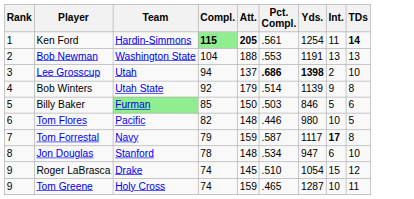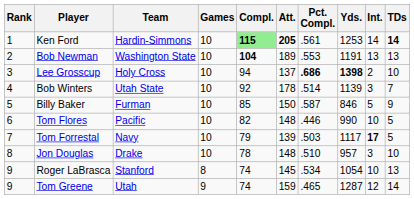+ column: (217, 18)
(312, 40) 1254 -> (351, 40) 1253
(334, 40) 11 -> (373, 40) 14
(209, 56) normal -> (248, 56) bold
(248, 56) 188 -> (287, 56) 189
(126, 72) Utah -> (140, 72) Holy Cross
(248, 89) 179 -> (287, 89) 178
(331, 89) 9 -> (370, 89) 3
(351, 89) 8 -> (390, 89) 7
(133, 105) lightgreen background -> (133, 105) no background
(272, 105) .503 -> (310, 105) .587
(351, 105) 6 -> (390, 105) 9
(310, 121) 980 -> (348, 121) 990
(248, 137) 159 -> (287, 137) 139
(272, 137) .587 -> (310, 137) .503
(351, 137) 8 -> (390, 137) 5
(135, 154) Stanford -> (129, 154) Drake
(272, 154) .534 -> (310, 154) .510
(310, 154) 947 -> (348, 154) 957
(331, 154) 6 -> (370, 154) 3
(129, 170) Drake -> (135, 170) Stanford
(272, 170) .510 -> (310, 170) .534
(334, 170) 15 -> (373, 170) 10
(354, 170) 12 -> (393, 170) 13
(140, 186) Holy Cross -> (126, 186) Utah
(334, 186) 10 -> (373, 186) 12
(354, 186) 11 -> (393, 186) 14
